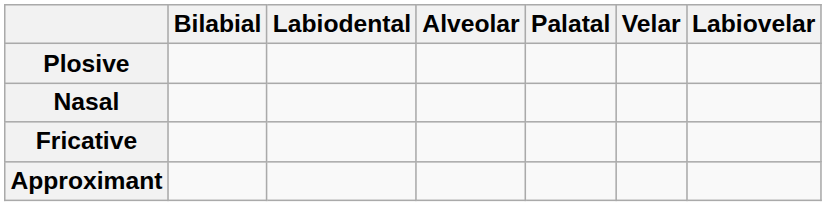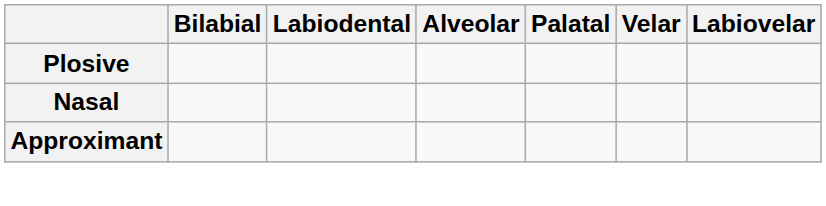- row: (86, 141)
